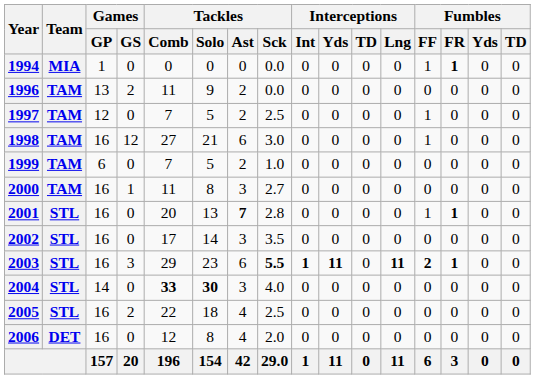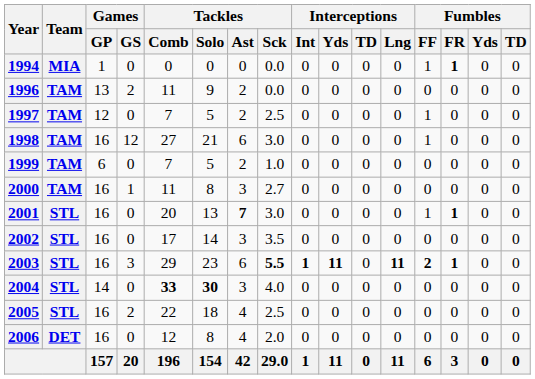(275, 213) 2.8 -> (275, 213) 3.0
